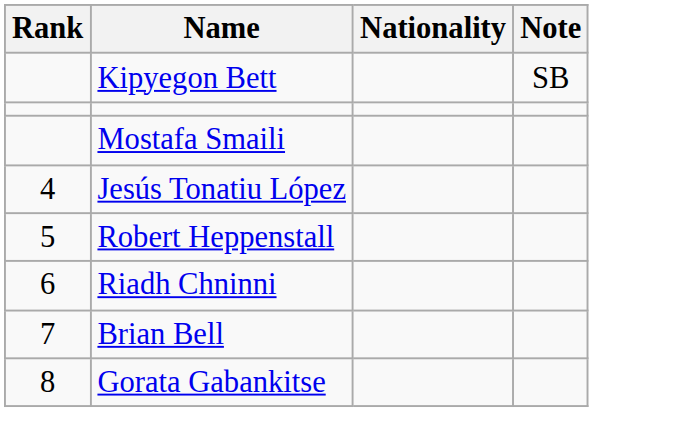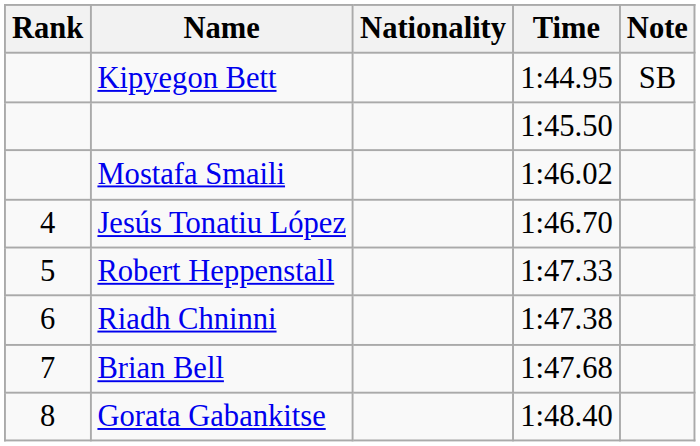+ column: (566, 28)
